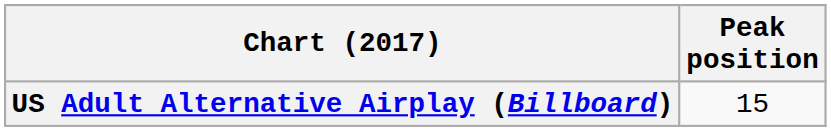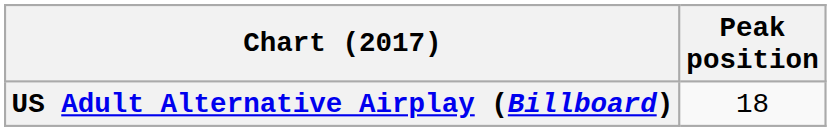(753, 104) 15 -> (753, 104) 18
